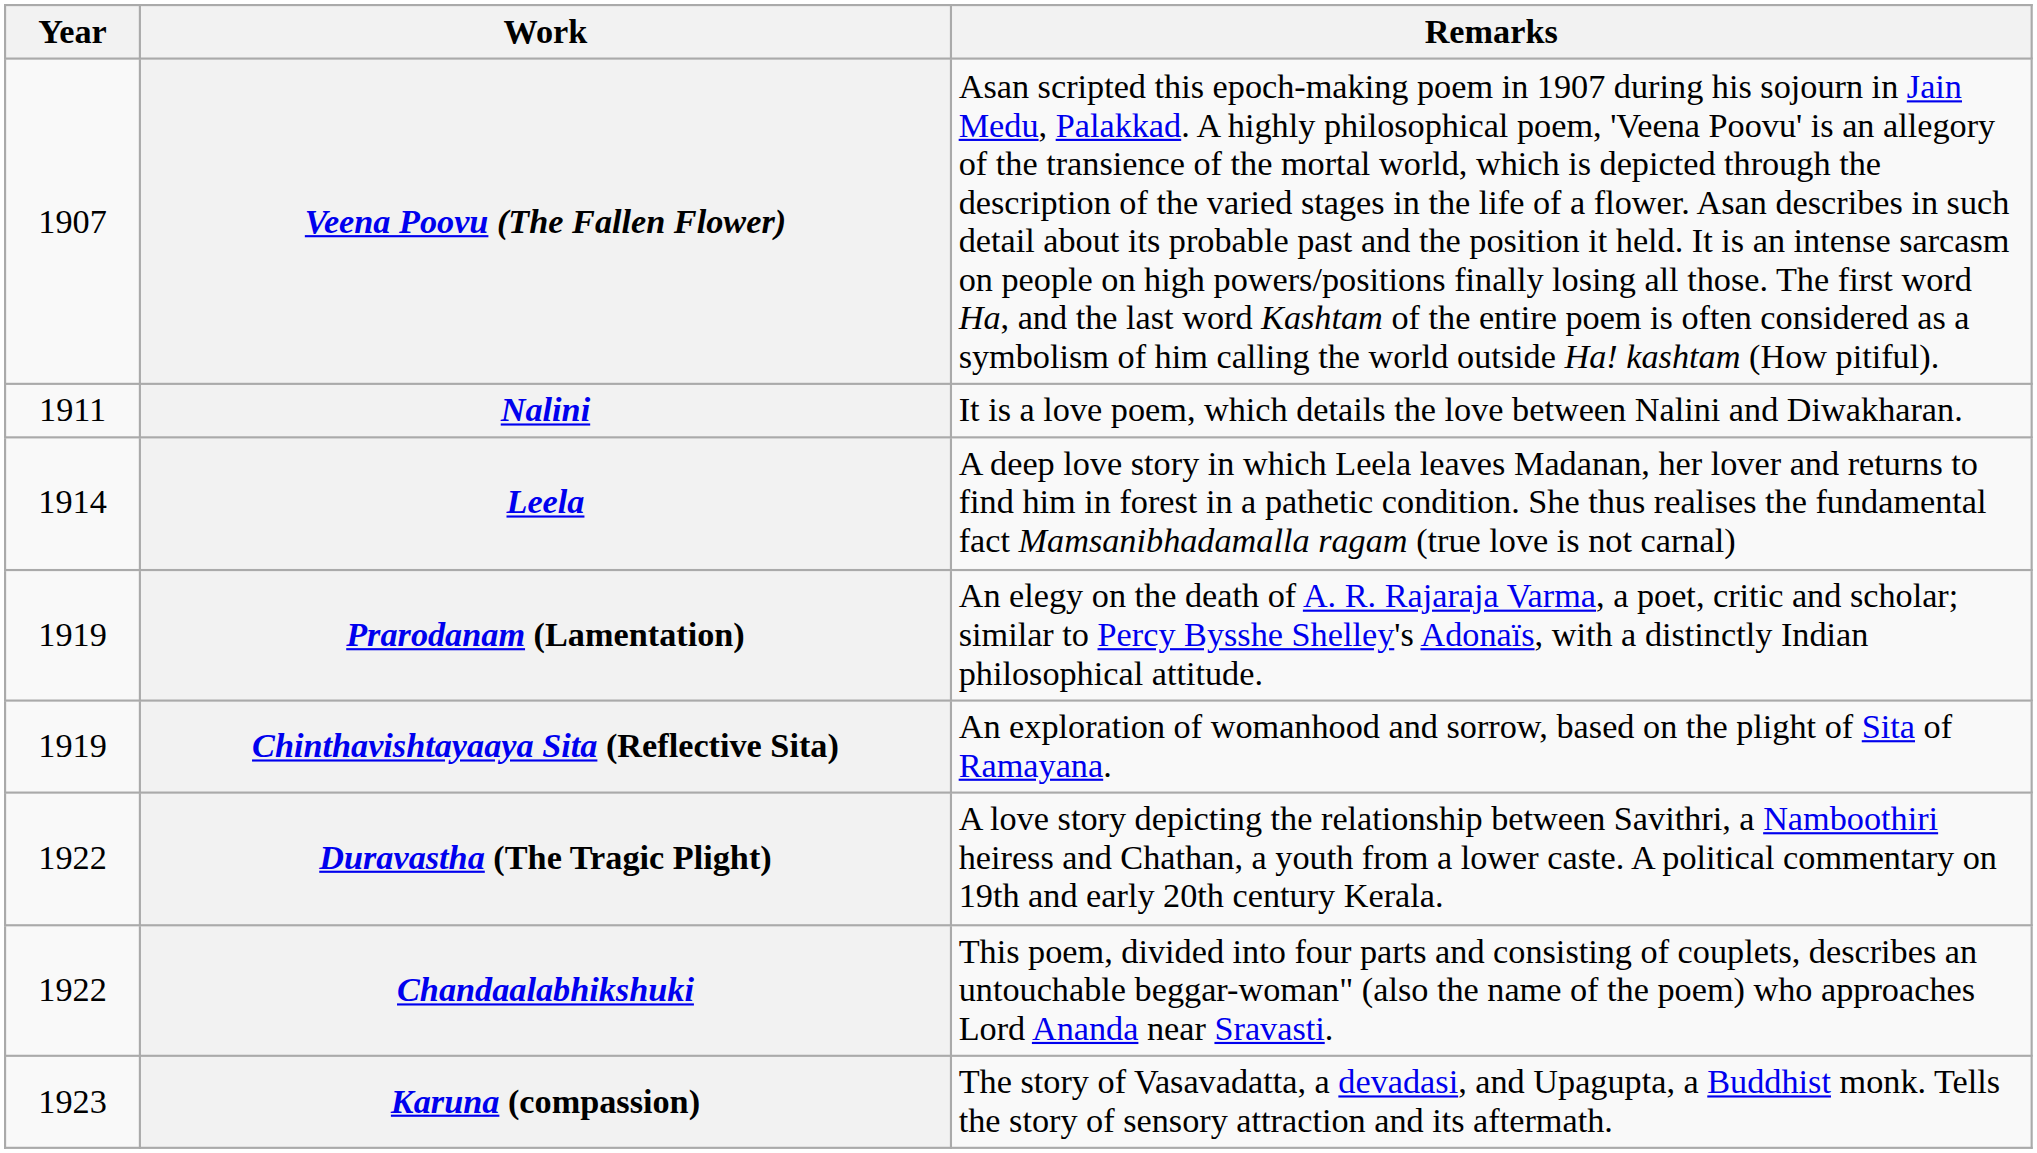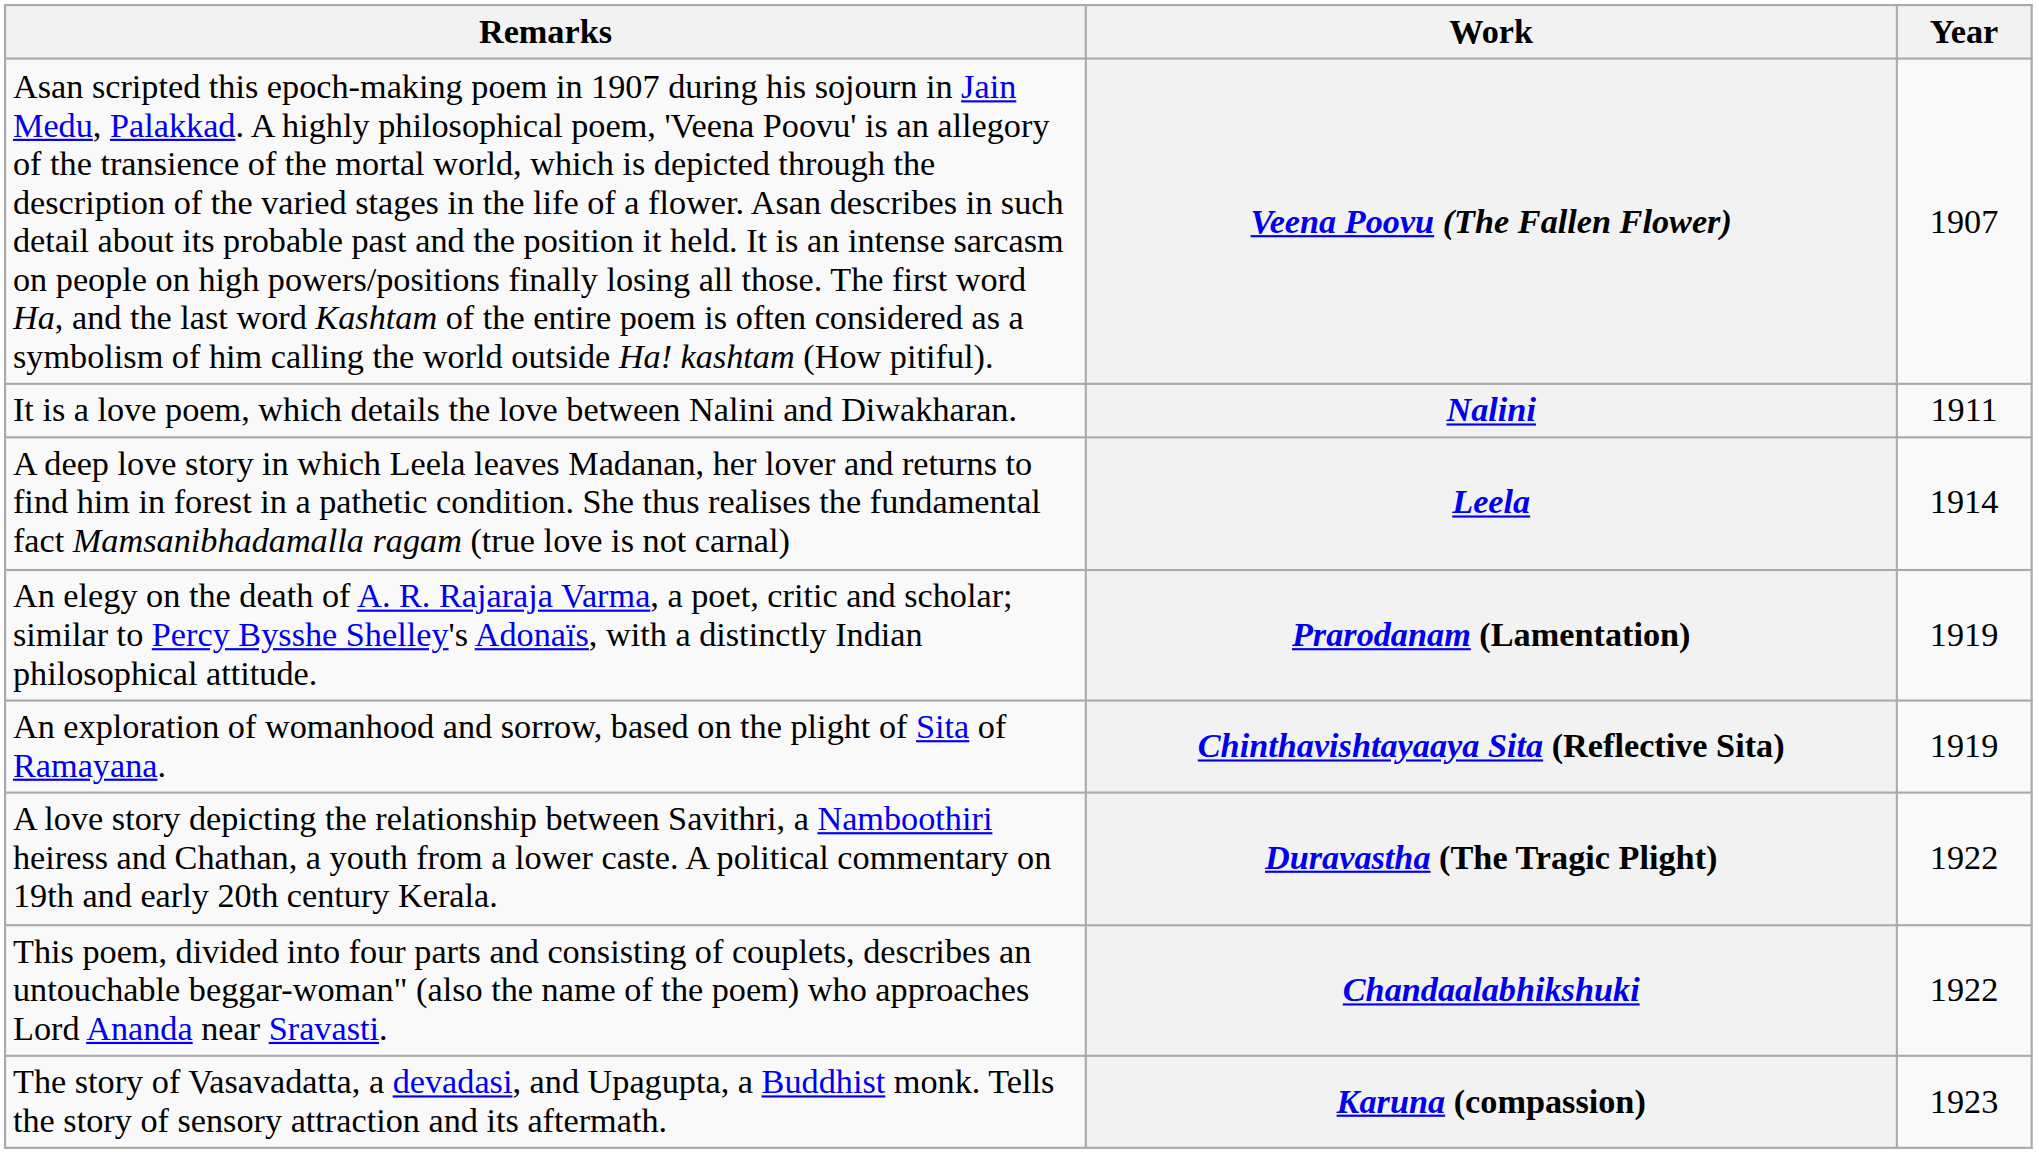columns swapped: (73, 31) <-> (1491, 31)
